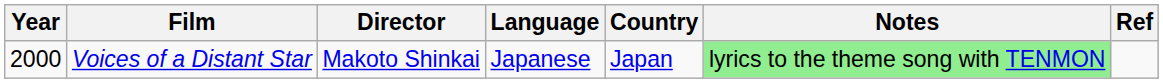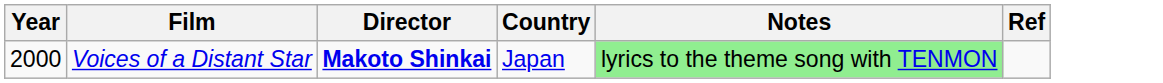- column: (545, 22)
(401, 59) normal -> (407, 59) bold
